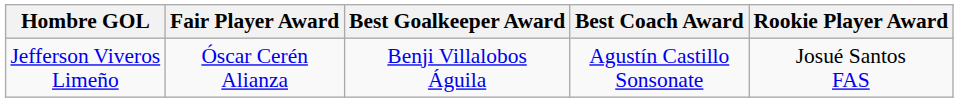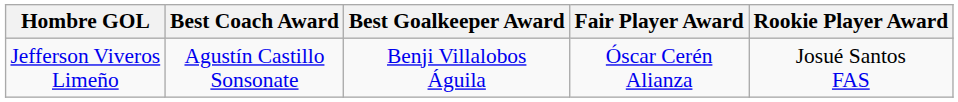columns swapped: (659, 21) <-> (255, 21)
